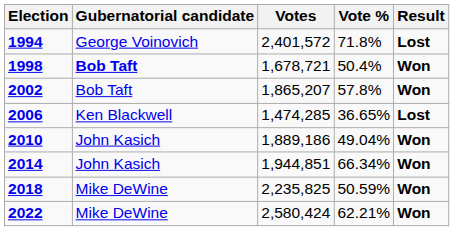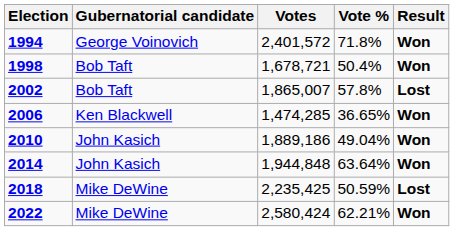(414, 41) Lost -> (414, 41) Won
(106, 66) bold -> (104, 66) normal
(296, 90) 1,865,207 -> (296, 90) 1,865,007
(414, 90) Won -> (414, 90) Lost
(414, 115) Lost -> (414, 115) Won
(296, 164) 1,944,851 -> (296, 164) 1,944,848
(364, 164) 66.34% -> (364, 164) 63.64%
(296, 189) 2,235,825 -> (296, 189) 2,235,425
(414, 189) Won -> (414, 189) Lost
